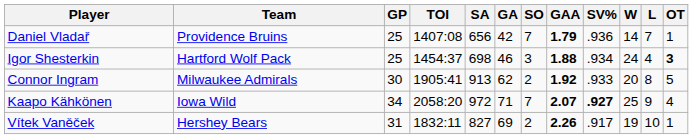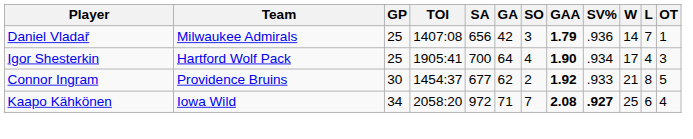(232, 36) Providence Bruins -> (237, 36) Milwaukee Admirals
(528, 36) 7 -> (528, 36) 3
(438, 58) 1454:37 -> (438, 58) 1905:41
(480, 58) 698 -> (480, 58) 700
(505, 58) 46 -> (505, 58) 64
(528, 58) 3 -> (528, 58) 4
(563, 58) 1.88 -> (563, 58) 1.90
(631, 58) 24 -> (631, 58) 17
(670, 58) bold -> (663, 58) normal
(237, 79) Milwaukee Admirals -> (232, 79) Providence Bruins
(438, 79) 1905:41 -> (438, 79) 1454:37
(480, 79) 913 -> (480, 79) 677
(631, 79) 20 -> (631, 79) 21
(563, 101) 2.07 -> (563, 101) 2.08
(648, 101) 9 -> (648, 101) 6
- row: (51, 123)
